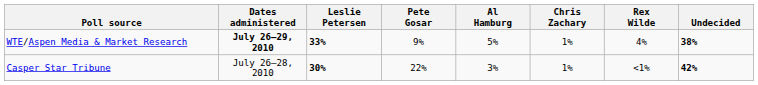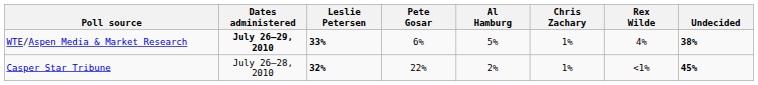(419, 42) 9% -> (419, 42) 6%
(317, 68) 30% -> (317, 68) 32%
(493, 68) 3% -> (493, 68) 2%
(689, 68) 42% -> (689, 68) 45%
